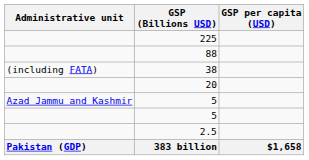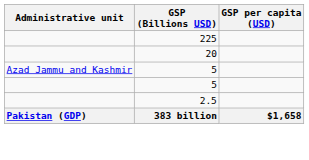- row: (69, 54)
- row: (52, 69)
